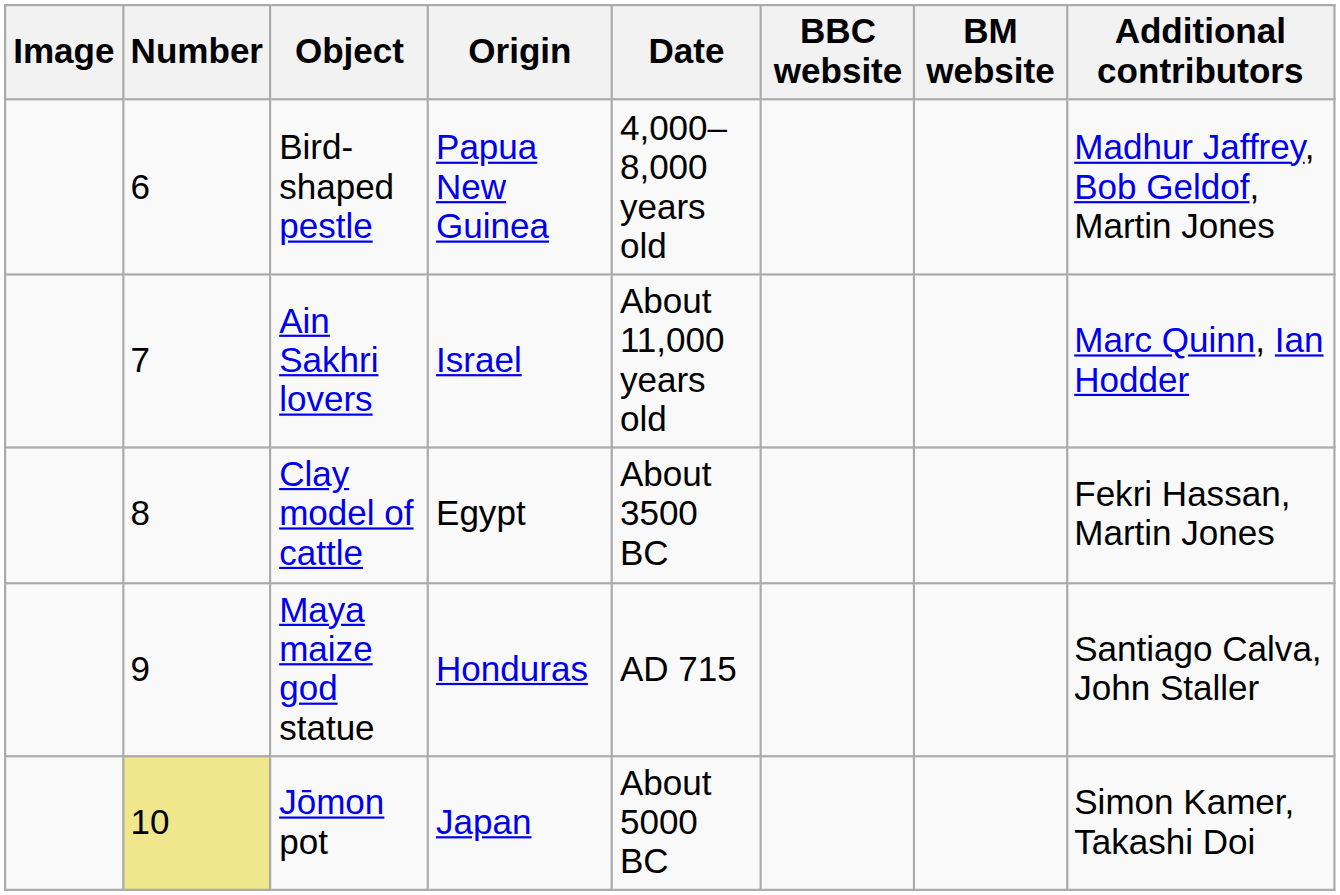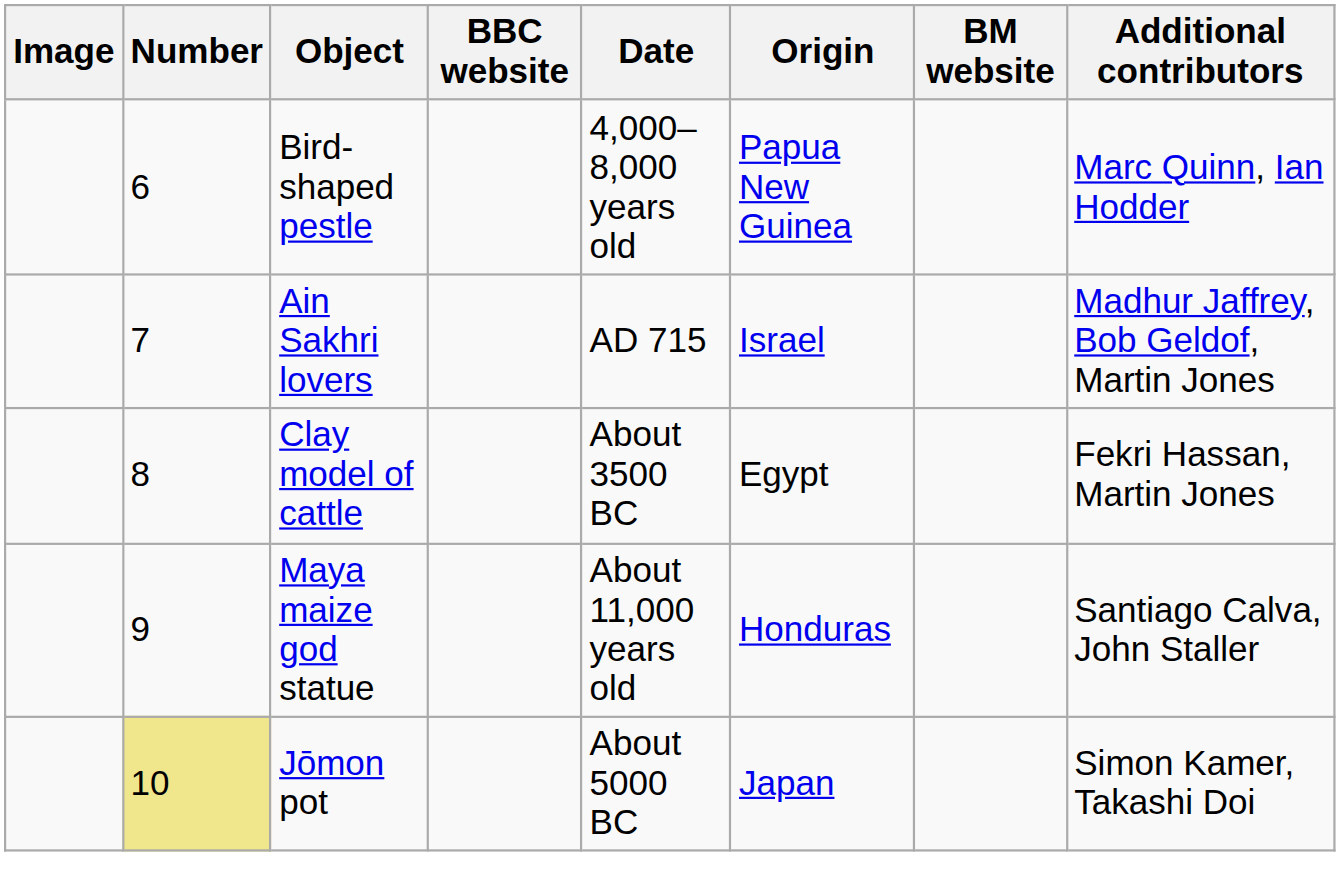columns swapped: (520, 51) <-> (838, 51)
(1194, 186) Madhur Jaffrey, Bob Geldof, Martin Jones -> (1199, 186) Marc Quinn, Ian Hodder
(672, 360) About 11,000 years old -> (648, 340) AD 715
(1199, 360) Marc Quinn, Ian Hodder -> (1194, 340) Madhur Jaffrey, Bob Geldof, Martin Jones
(678, 668) AD 715 -> (642, 629) About 11,000 years old
